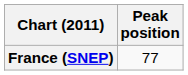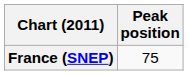(150, 57) 77 -> (150, 57) 75
